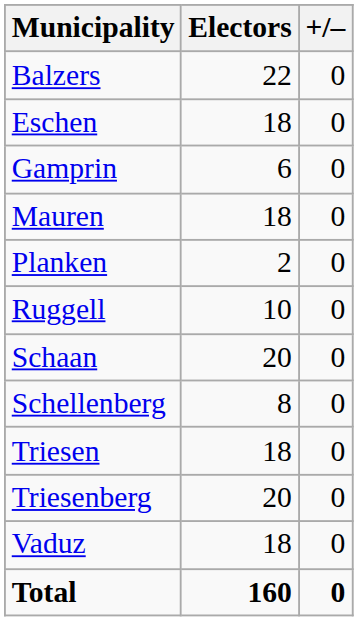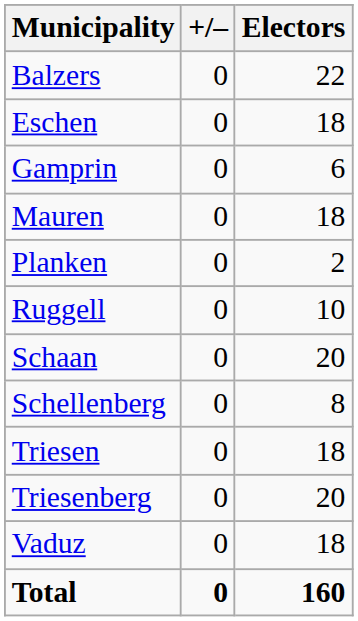columns swapped: (240, 27) <-> (325, 27)
